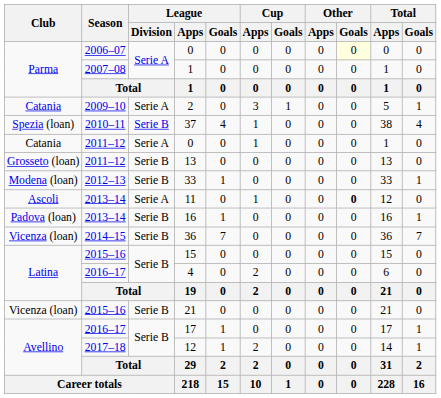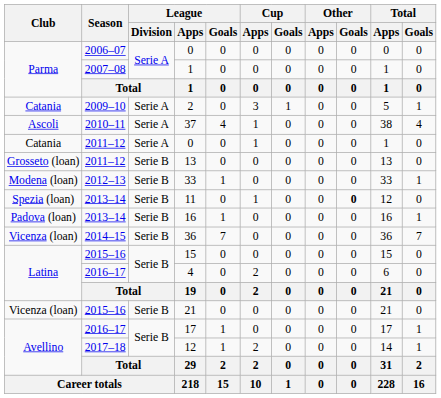(354, 50) lightyellow background -> (354, 50) no background
(43, 124) Spezia (loan) -> (43, 124) Ascoli
(151, 124) Serie B -> (151, 124) Serie A
(43, 198) Ascoli -> (43, 198) Spezia (loan)
(151, 198) Serie A -> (151, 198) Serie B
